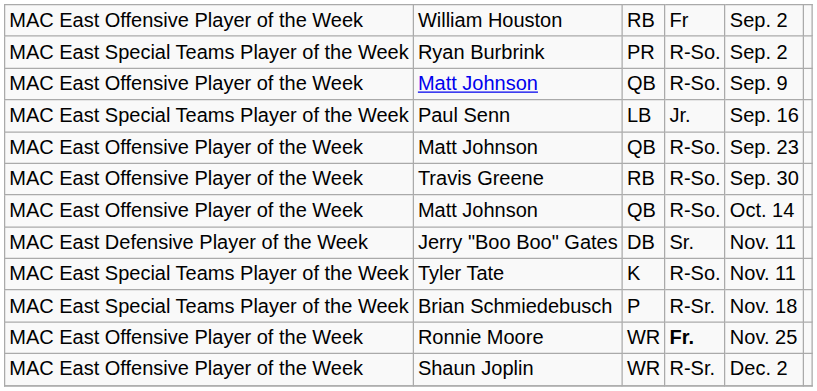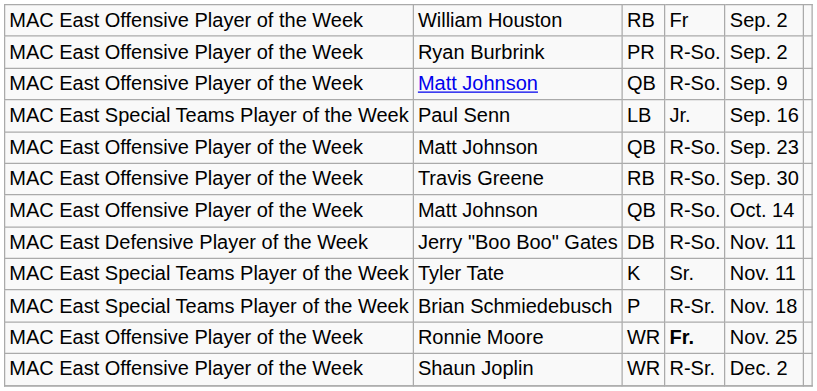(209, 52) MAC East Special Teams Player of the Week -> (186, 52) MAC East Offensive Player of the Week
(682, 242) Sr. -> (695, 242) R-So.
(695, 274) R-So. -> (682, 274) Sr.
